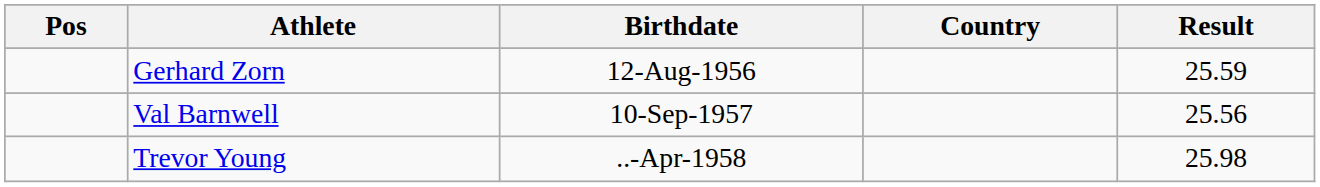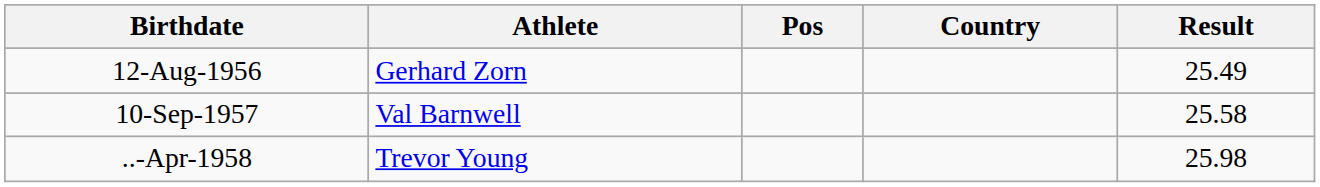columns swapped: (66, 26) <-> (681, 26)
(1216, 70) 25.59 -> (1216, 70) 25.49
(1216, 114) 25.56 -> (1216, 114) 25.58
